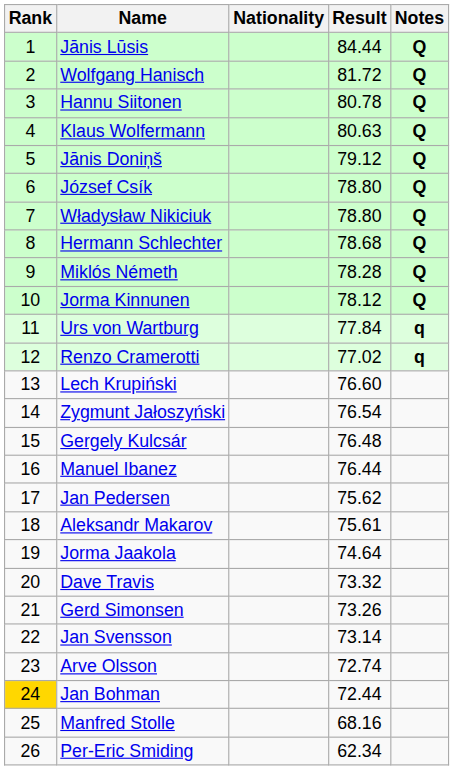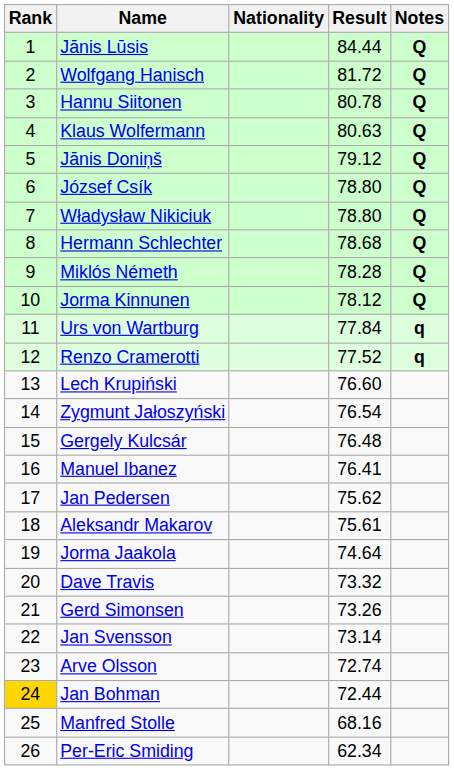(359, 356) 77.02 -> (359, 356) 77.52
(359, 469) 76.44 -> (359, 469) 76.41
